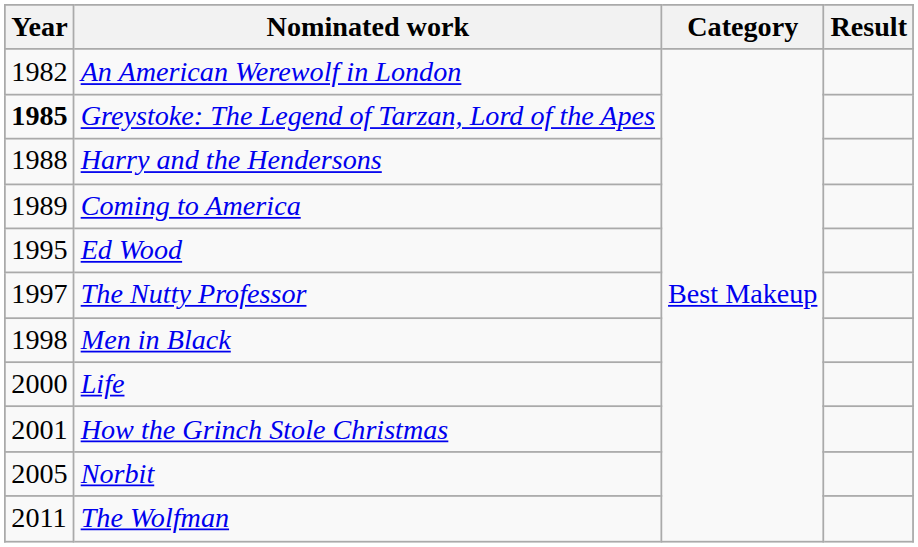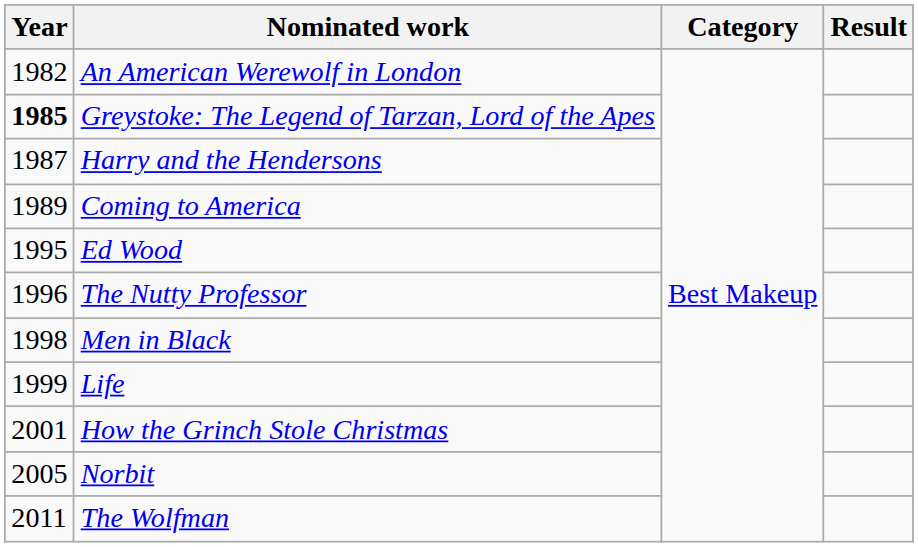(40, 160) 1988 -> (40, 160) 1987
(40, 294) 1997 -> (40, 294) 1996
(40, 384) 2000 -> (40, 384) 1999
